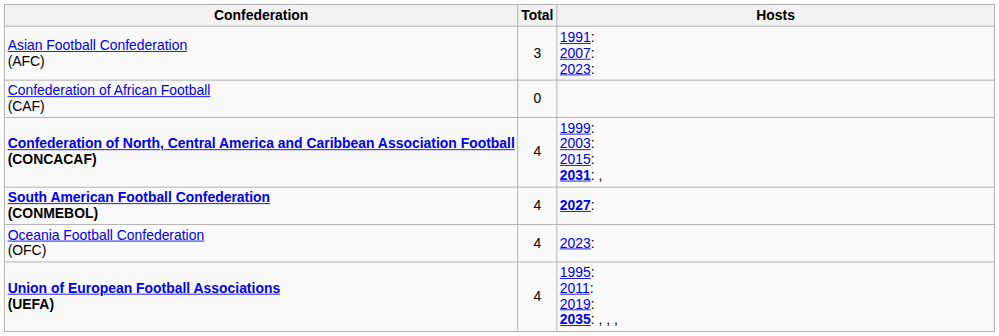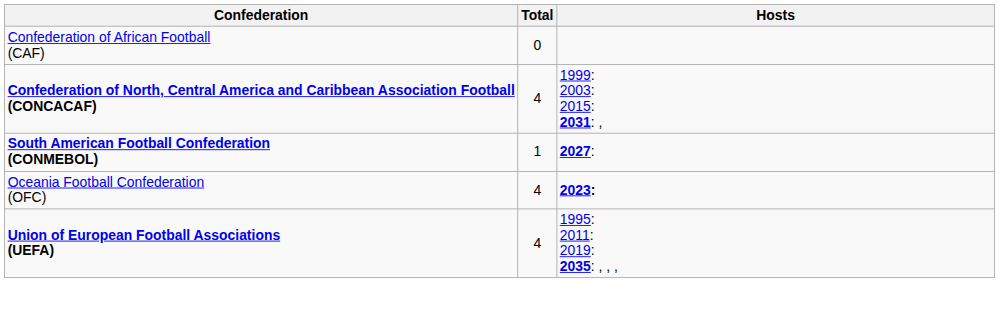- row: (97, 53)
(537, 205) 4 -> (537, 152) 1
(577, 243) normal -> (578, 189) bold
